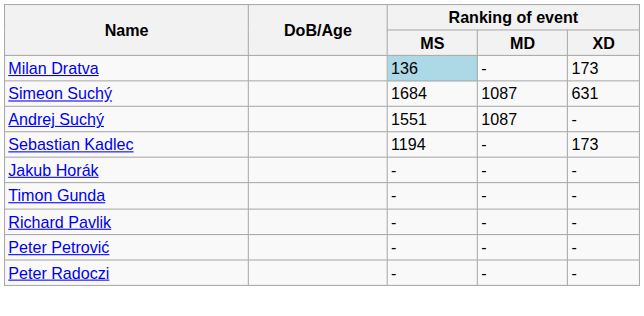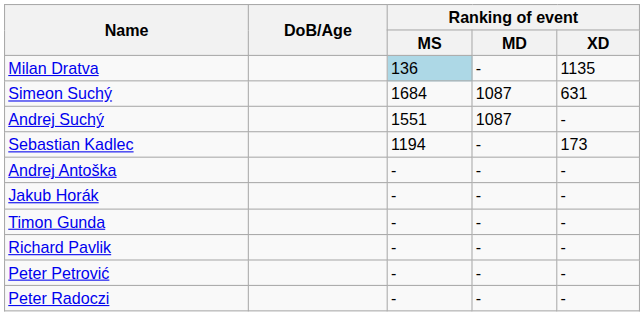(585, 68) 173 -> (578, 68) 1135
+ row: (62, 171)
